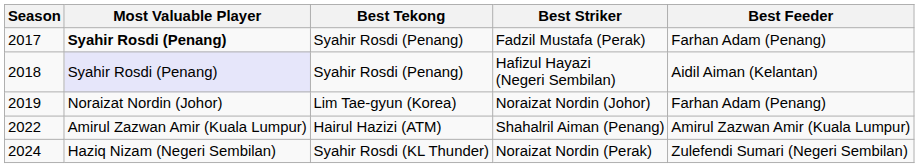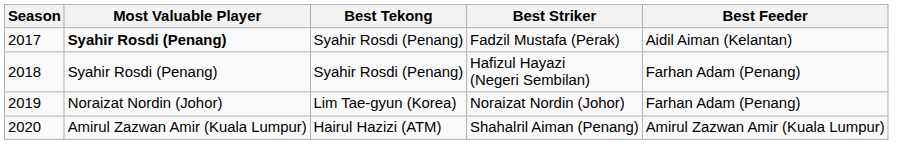(749, 39) Farhan Adam (Penang) -> (719, 39) Aidil Aiman (Kelantan)
(143, 71) lavender background -> (143, 71) no background
(745, 71) Aidil Aiman (Kelantan) -> (723, 71) Farhan Adam (Penang)
(24, 127) 2022 -> (24, 127) 2020
- row: (574, 151)
